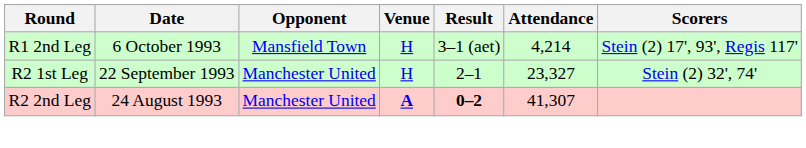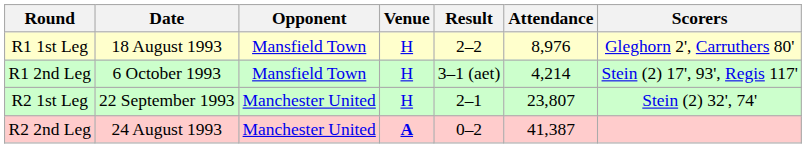+ row: (50, 45)
(551, 73) 23,327 -> (551, 101) 23,807
(469, 101) bold -> (469, 128) normal
(551, 101) 41,307 -> (551, 128) 41,387
